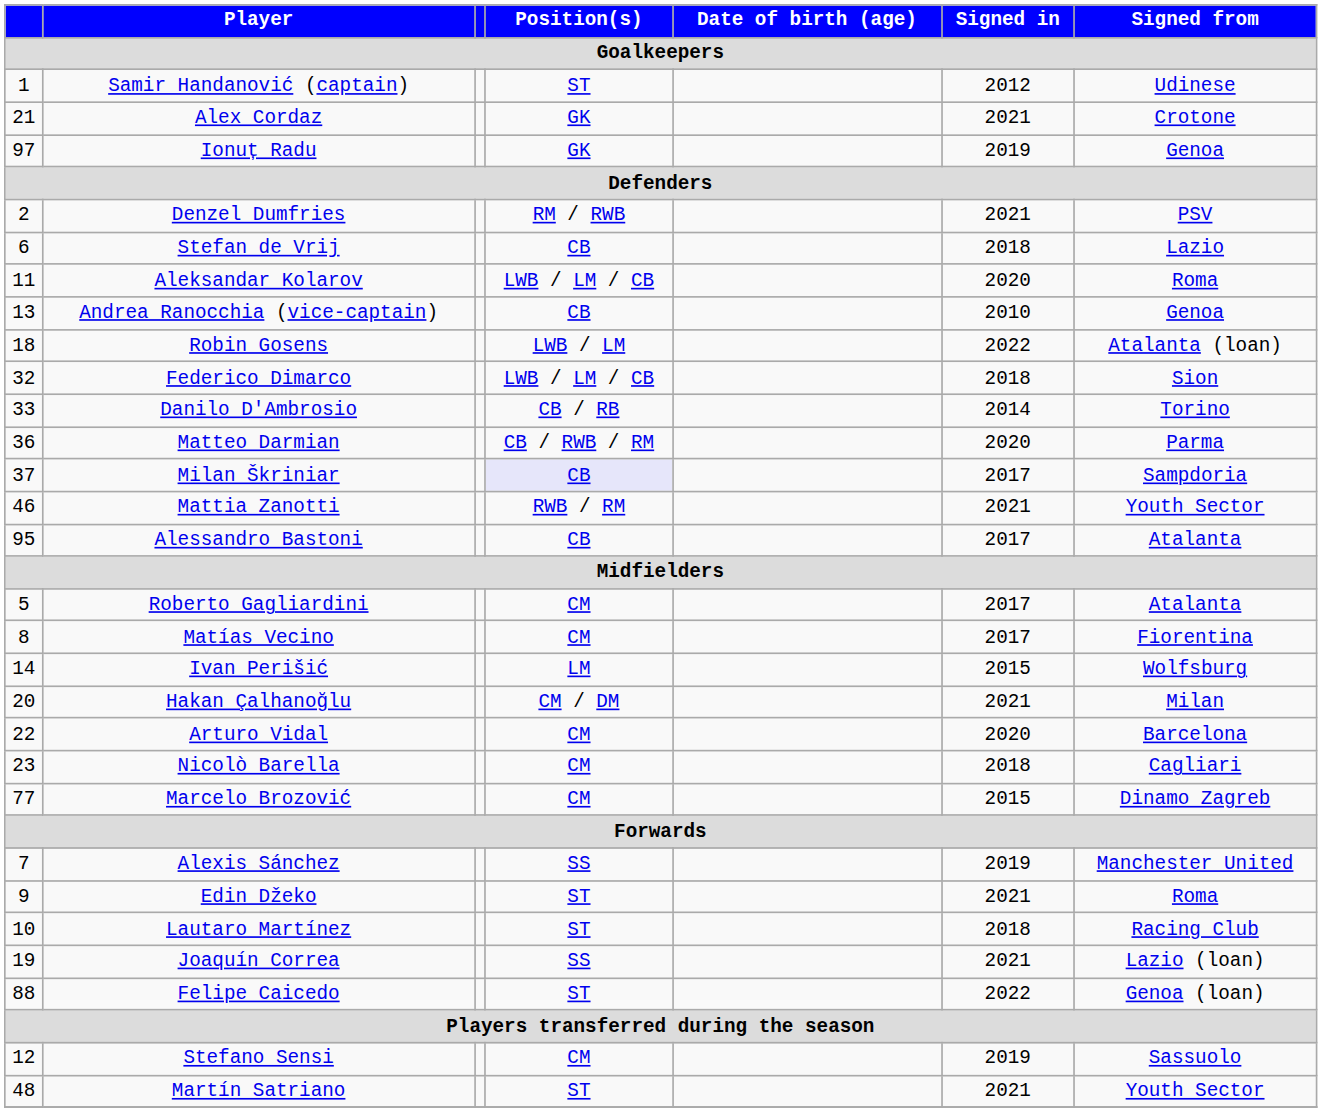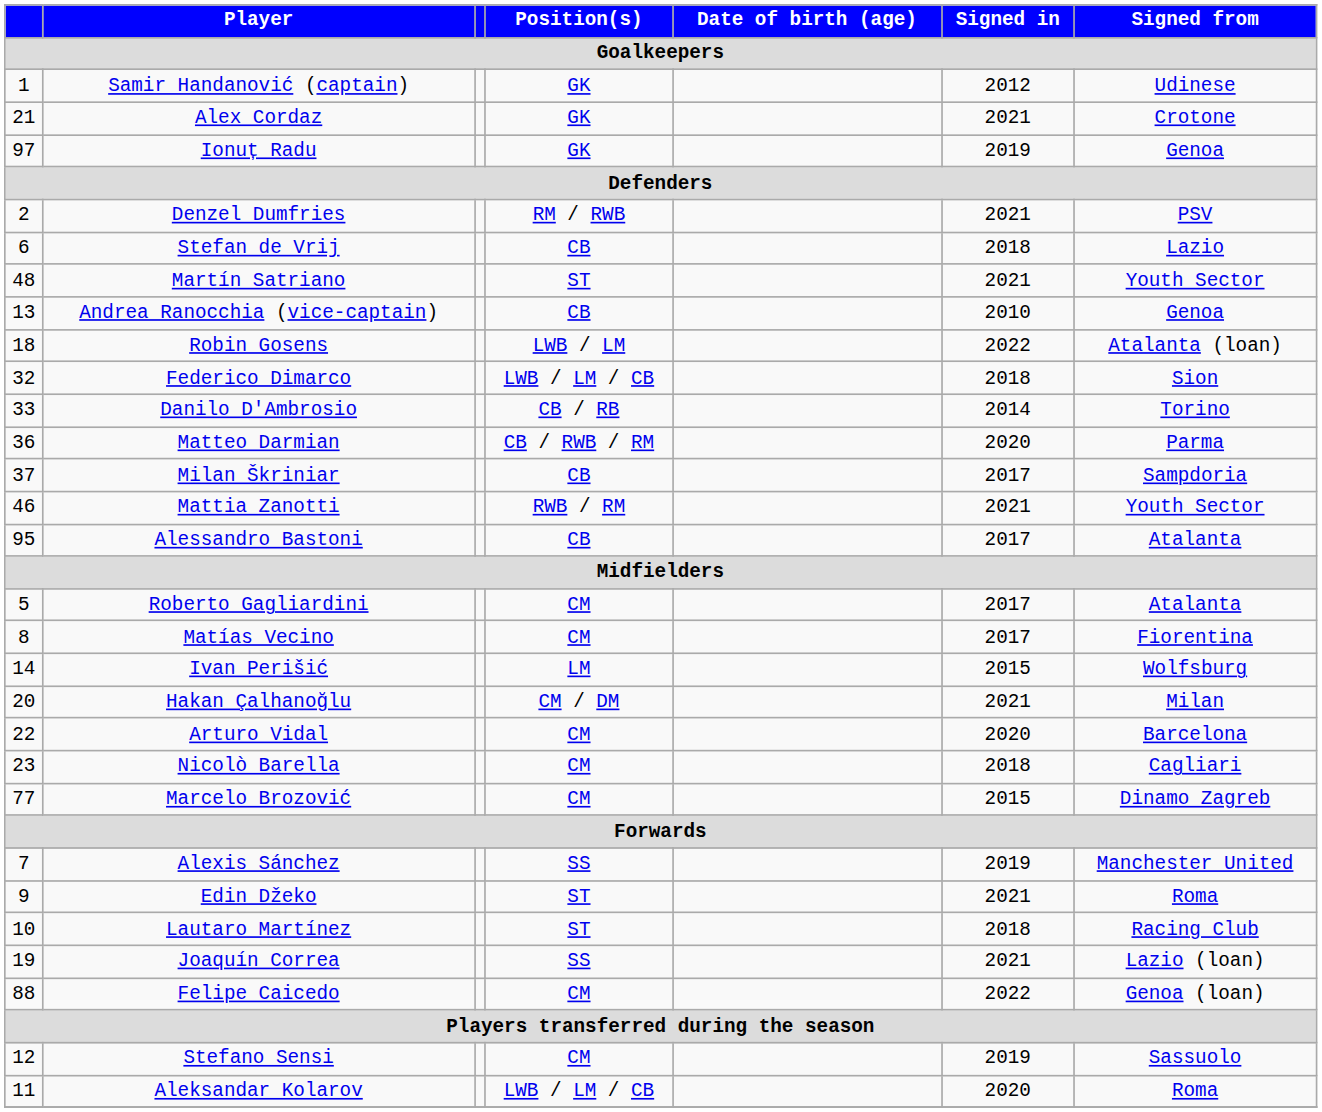(579, 86) ST -> (579, 86) GK
rows swapped: (259, 280) <-> (259, 1091)
(579, 475) lavender background -> (579, 475) no background
(579, 994) ST -> (579, 994) CM
